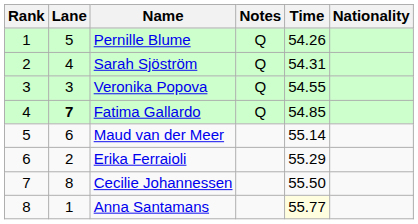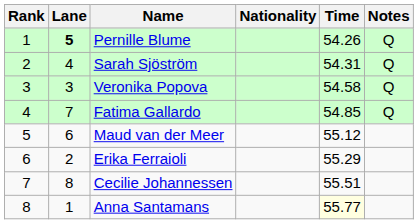columns swapped: (371, 16) <-> (260, 16)
(69, 40) normal -> (69, 40) bold
(307, 87) 54.55 -> (342, 87) 54.58
(69, 111) bold -> (69, 111) normal
(307, 135) 55.14 -> (342, 135) 55.12
(307, 183) 55.50 -> (342, 183) 55.51
